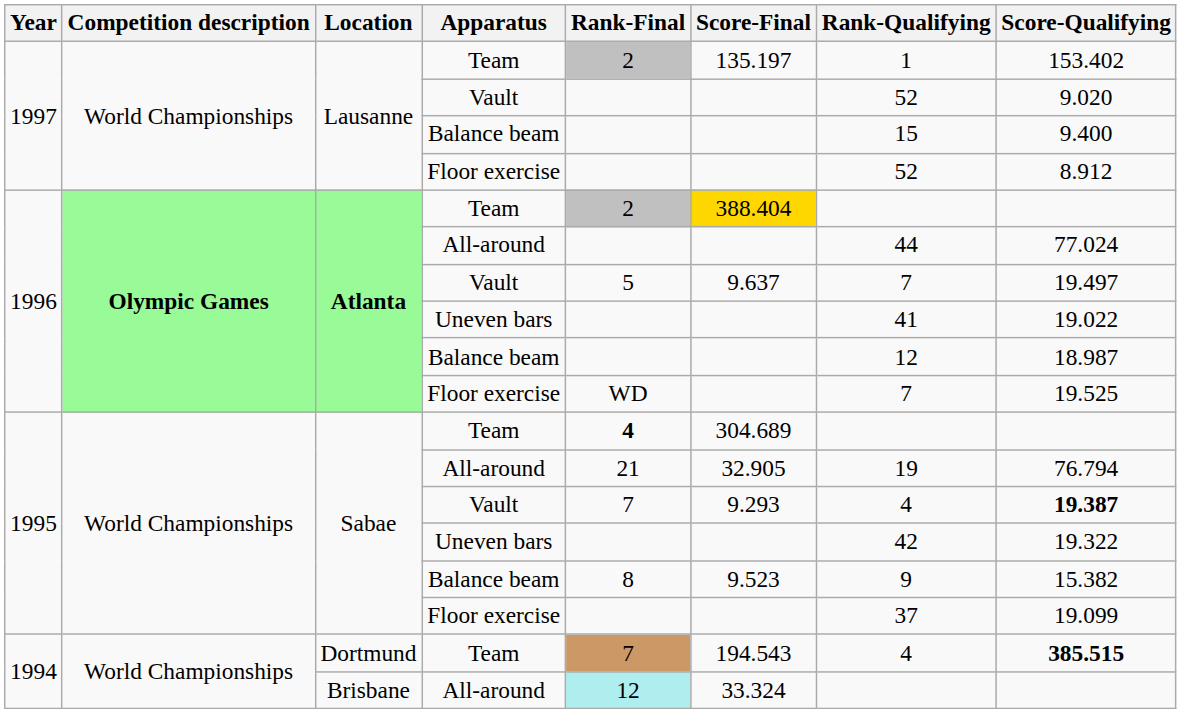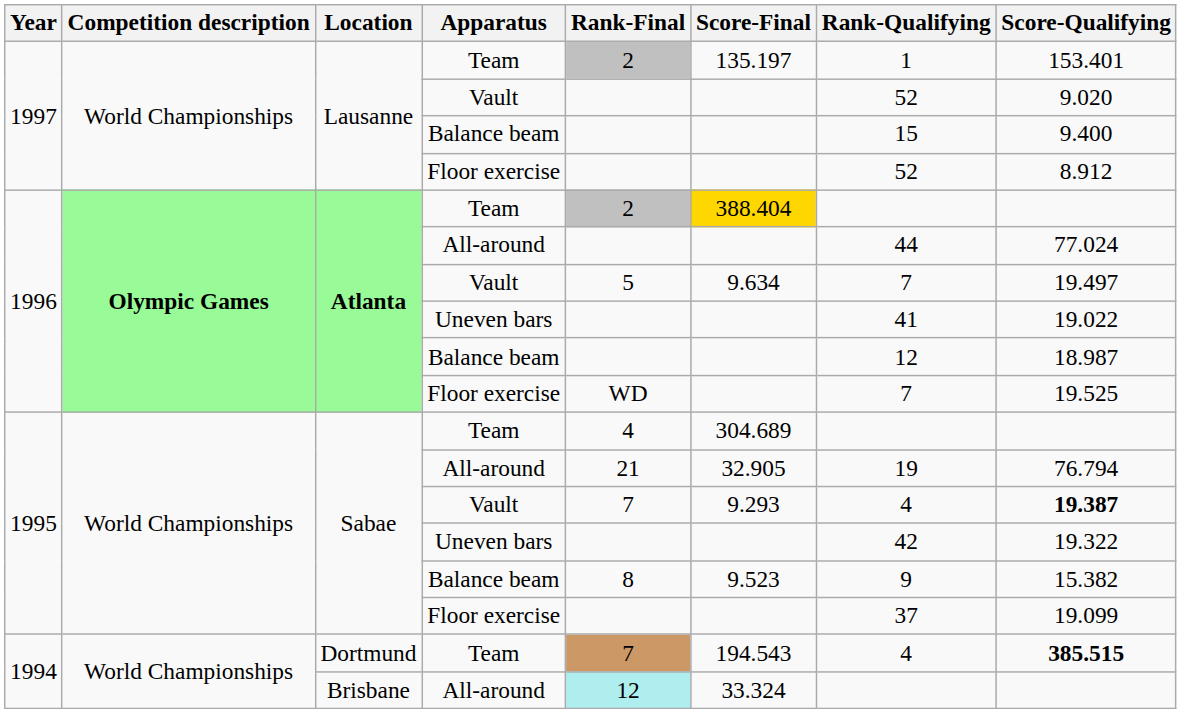(1086, 60) 153.402 -> (1086, 60) 153.401
(754, 282) 9.637 -> (754, 282) 9.634
(628, 430) bold -> (628, 430) normal
